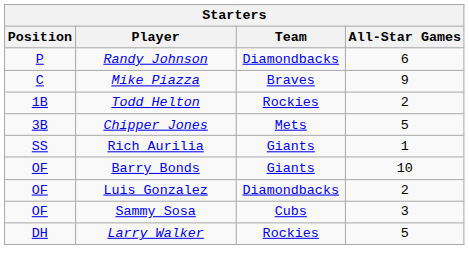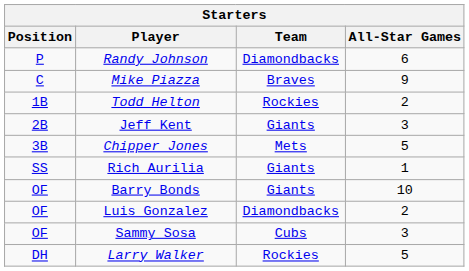+ row: (156, 125)
